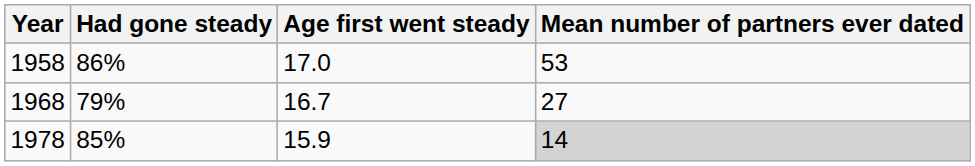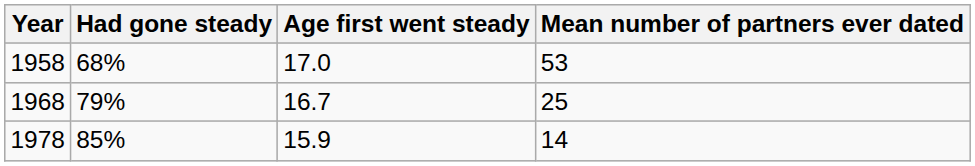(101, 62) 86% -> (101, 62) 68%
(554, 101) 27 -> (554, 101) 25
(554, 140) lightgrey background -> (554, 140) no background
